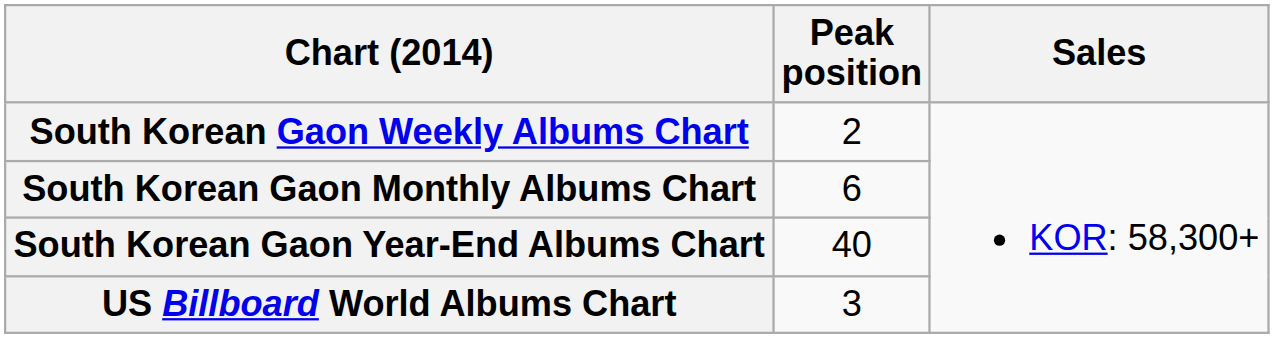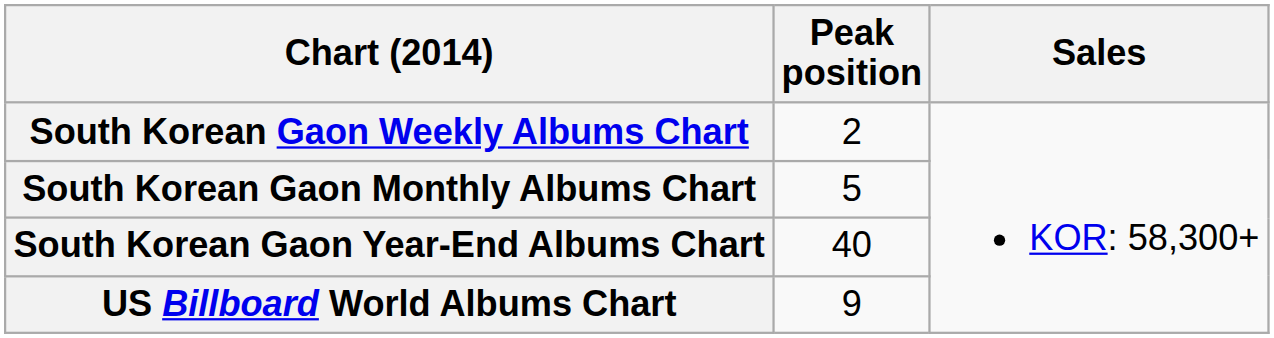(852, 188) 6 -> (852, 188) 5
(852, 303) 3 -> (852, 303) 9
